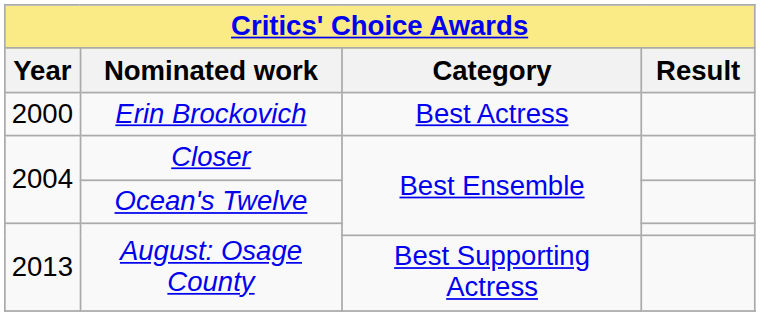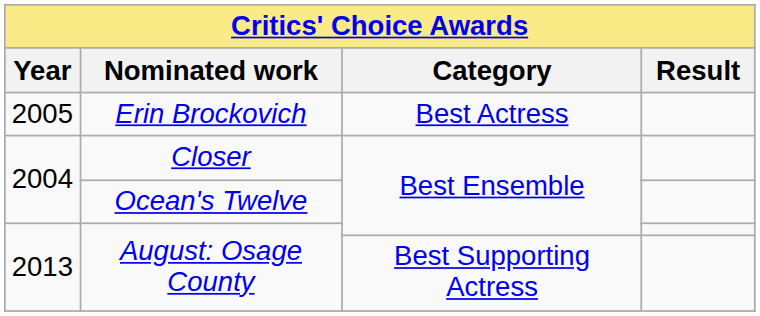(42, 113) 2000 -> (42, 113) 2005
